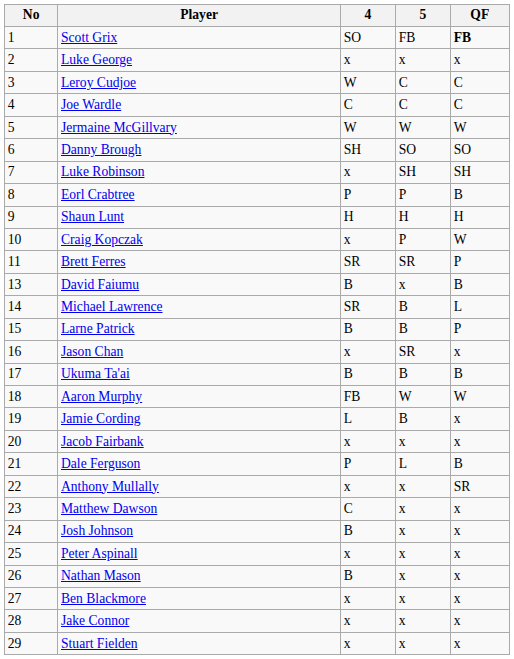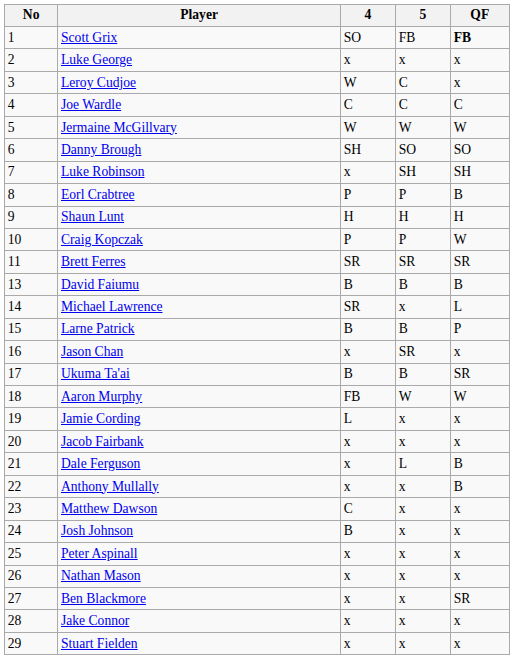(458, 82) C -> (457, 82) x
(347, 239) x -> (347, 239) P
(458, 262) P -> (462, 262) SR
(402, 284) x -> (403, 284) B
(403, 306) B -> (402, 306) x
(458, 374) B -> (462, 374) SR
(403, 419) B -> (402, 419) x
(347, 464) P -> (347, 464) x
(462, 486) SR -> (458, 486) B
(348, 576) B -> (347, 576) x
(457, 598) x -> (462, 598) SR
